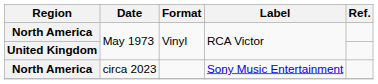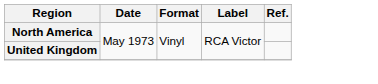- row: (52, 69)
